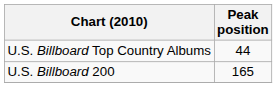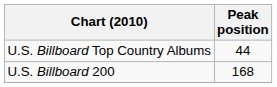(243, 72) 165 -> (243, 72) 168
